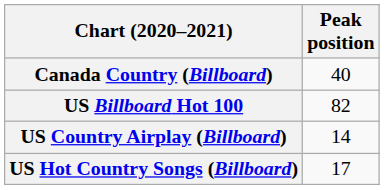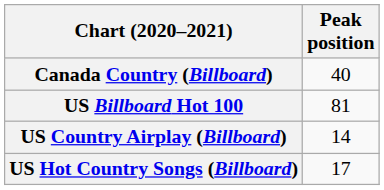(341, 105) 82 -> (341, 105) 81
